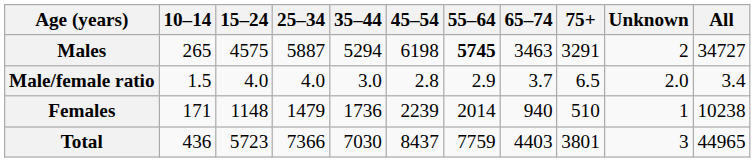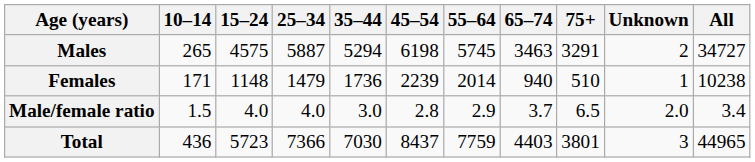(476, 50) bold -> (476, 50) normal
rows swapped: (82, 111) <-> (82, 80)
